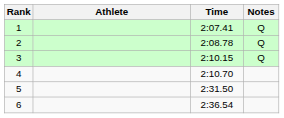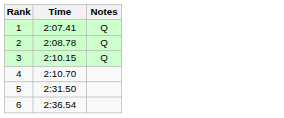- column: (112, 12)
